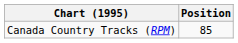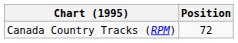(206, 30) 85 -> (206, 30) 72
